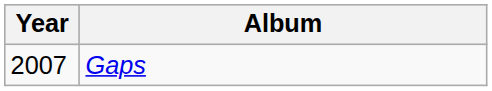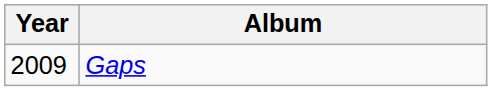(39, 64) 2007 -> (39, 64) 2009
